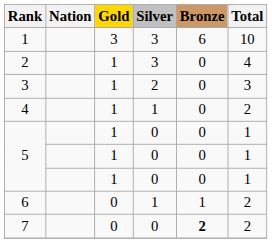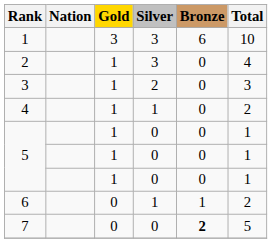(247, 226) 2 -> (247, 226) 5
